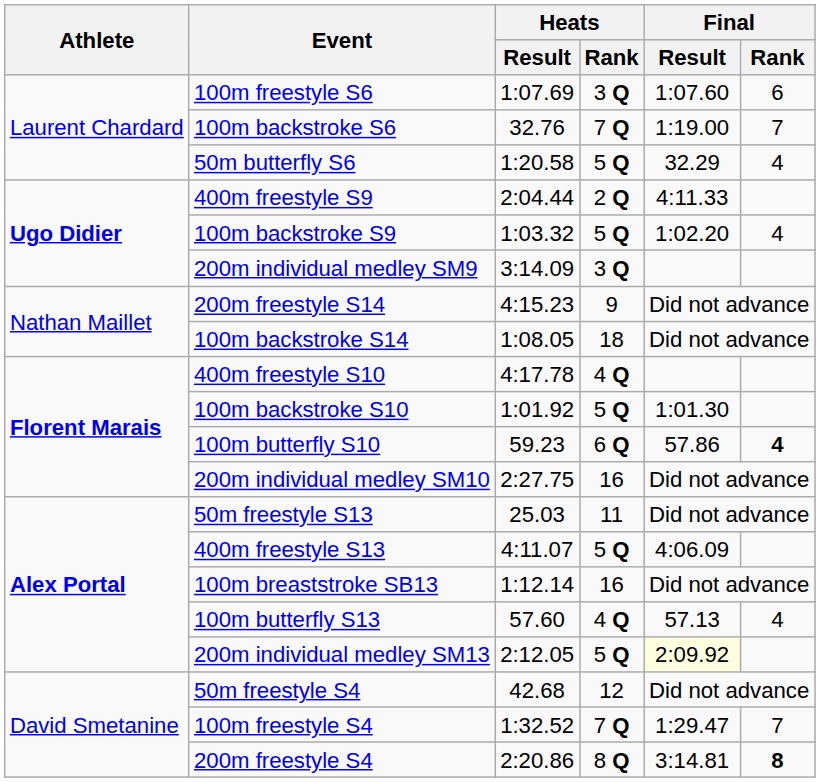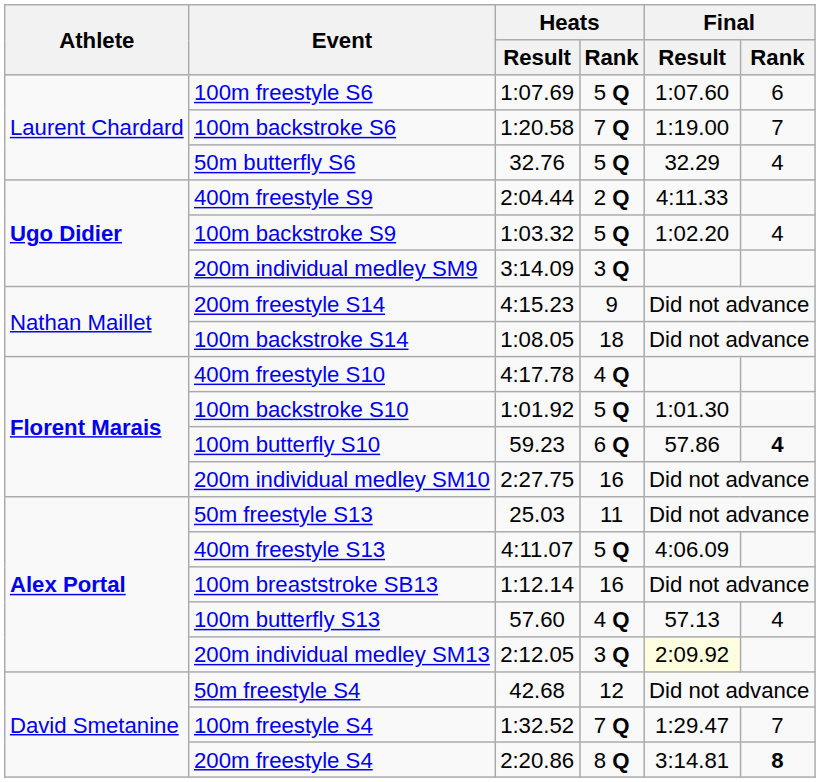(612, 93) 3 Q -> (612, 93) 5 Q
(537, 128) 32.76 -> (537, 128) 1:20.58
(537, 163) 1:20.58 -> (537, 163) 32.76
(612, 655) 5 Q -> (612, 655) 3 Q
